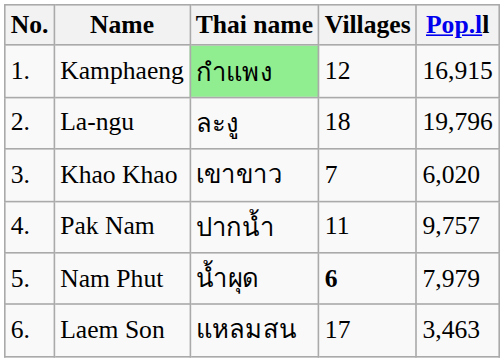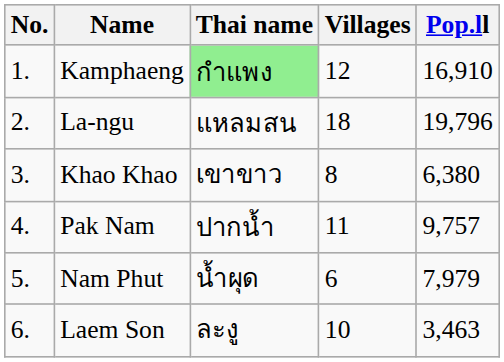(458, 70) 16,915 -> (458, 70) 16,910
(217, 123) ละงู -> (246, 123) แหลมสน
(331, 174) 7 -> (331, 174) 8
(451, 174) 6,020 -> (451, 174) 6,380
(331, 278) bold -> (331, 278) normal
(246, 330) แหลมสน -> (217, 330) ละงู
(338, 330) 17 -> (338, 330) 10
